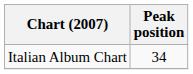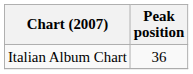(159, 56) 34 -> (159, 56) 36
